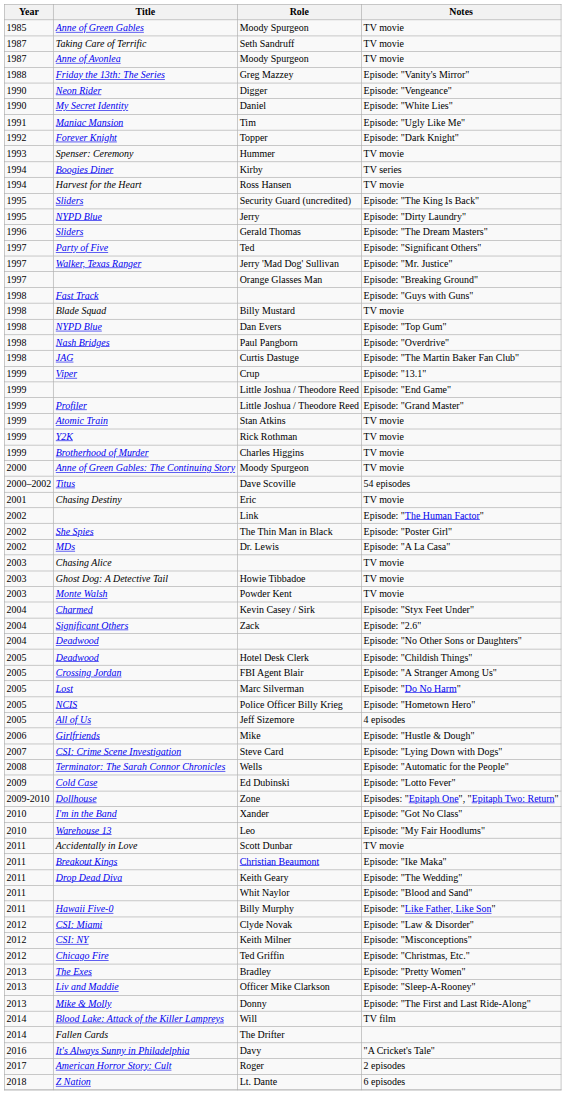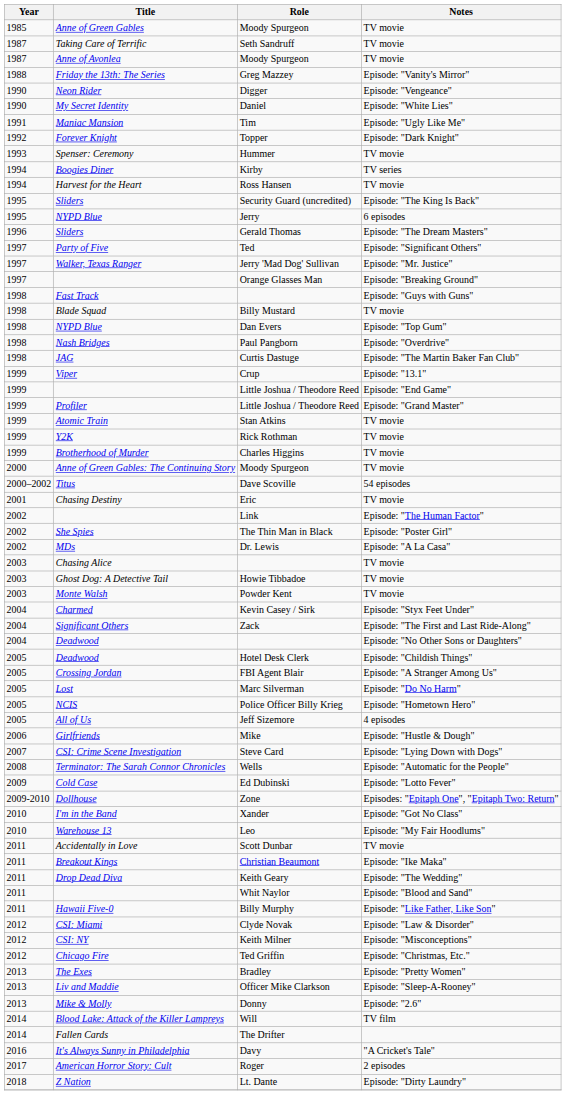(415, 216) Episode: "Dirty Laundry" -> (384, 216) 6 episodes
(392, 625) Episode: "2.6" -> (447, 625) Episode: "The First and Last Ride-Along"
(447, 1003) Episode: "The First and Last Ride-Along" -> (392, 1003) Episode: "2.6"
(384, 1082) 6 episodes -> (415, 1082) Episode: "Dirty Laundry"
